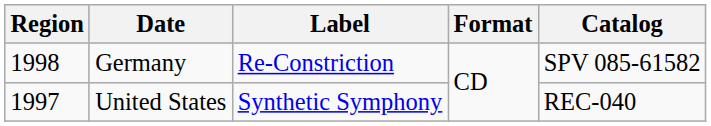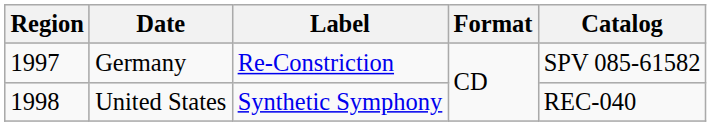(35, 62) 1998 -> (35, 62) 1997
(35, 101) 1997 -> (35, 101) 1998
